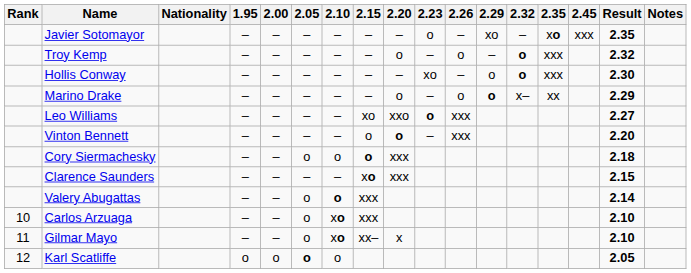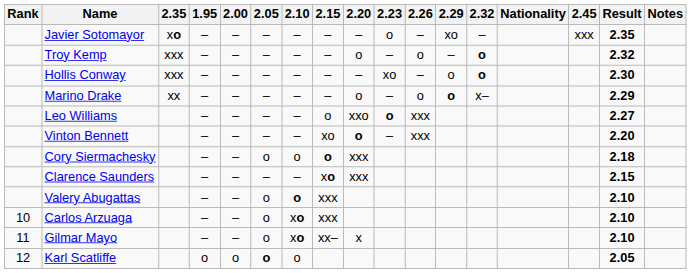columns swapped: (194, 14) <-> (553, 14)
(368, 116) xo -> (328, 116) o
(368, 136) o -> (328, 136) xo
(622, 197) 2.14 -> (622, 197) 2.10
